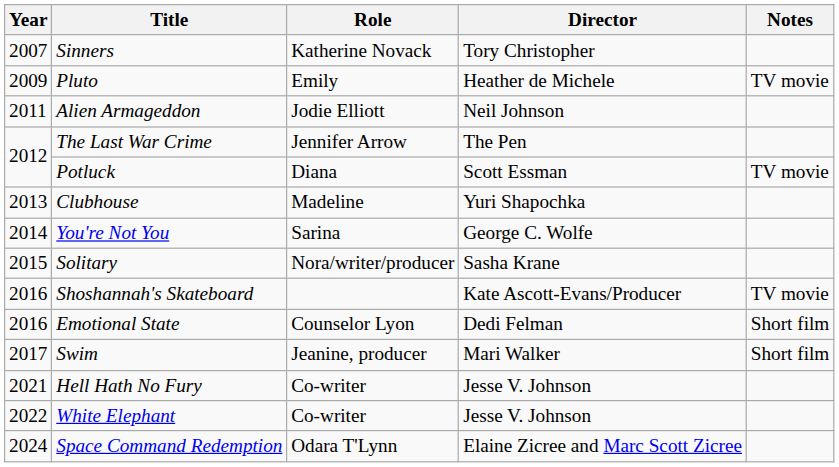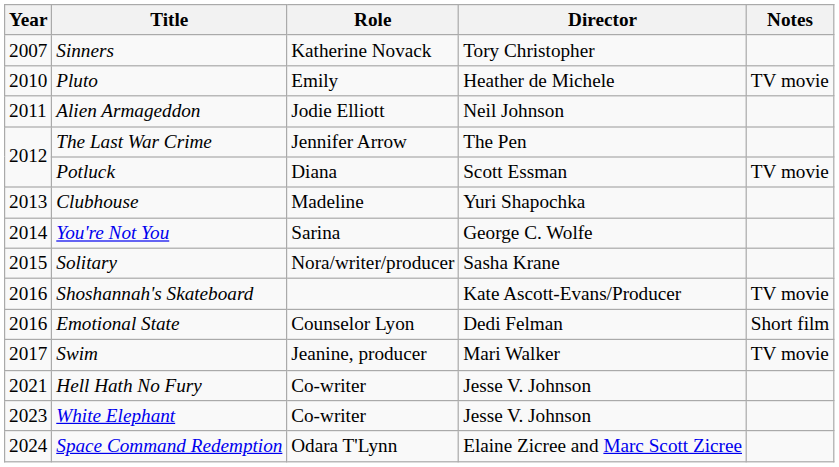(28, 80) 2009 -> (28, 80) 2010
(790, 354) Short film -> (790, 354) TV movie
(28, 415) 2022 -> (28, 415) 2023
